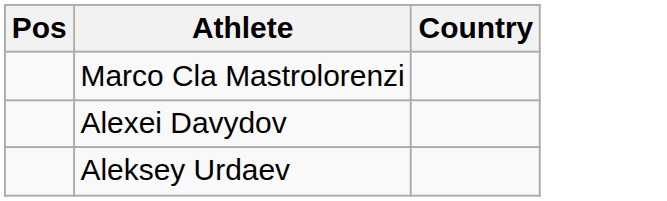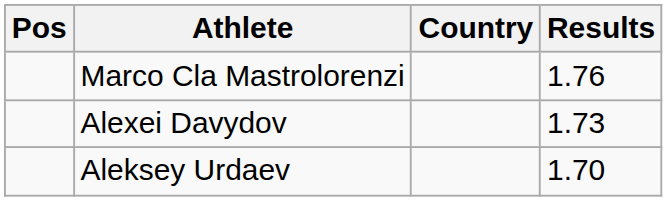+ column: (601, 28)
